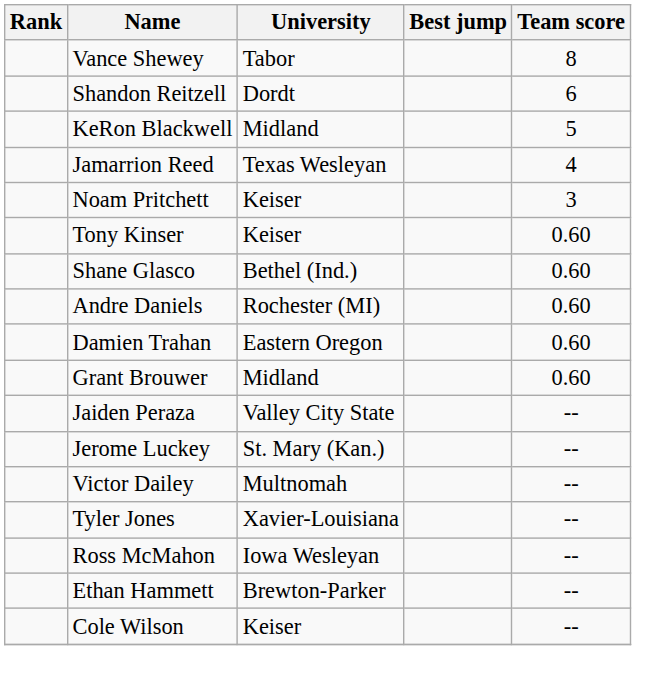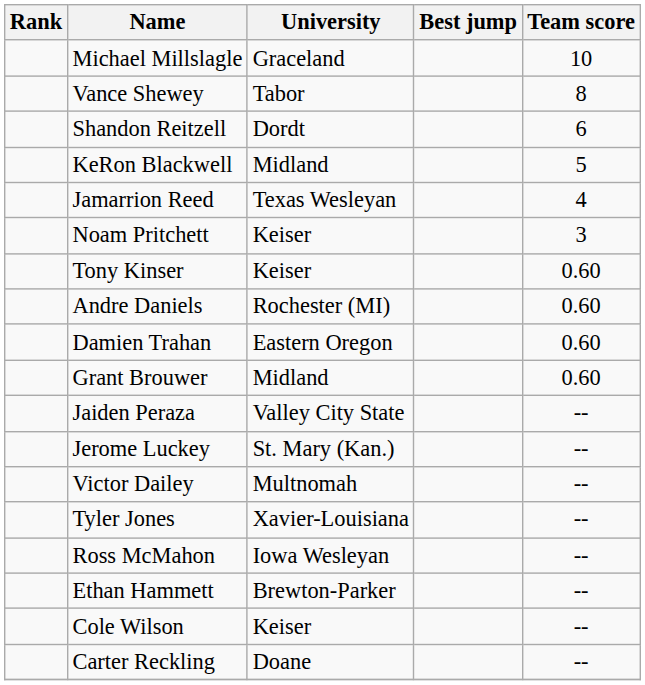+ row: (157, 57)
- row: (134, 270)
+ row: (144, 661)
